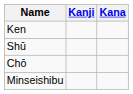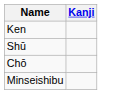- column: (113, 13)
